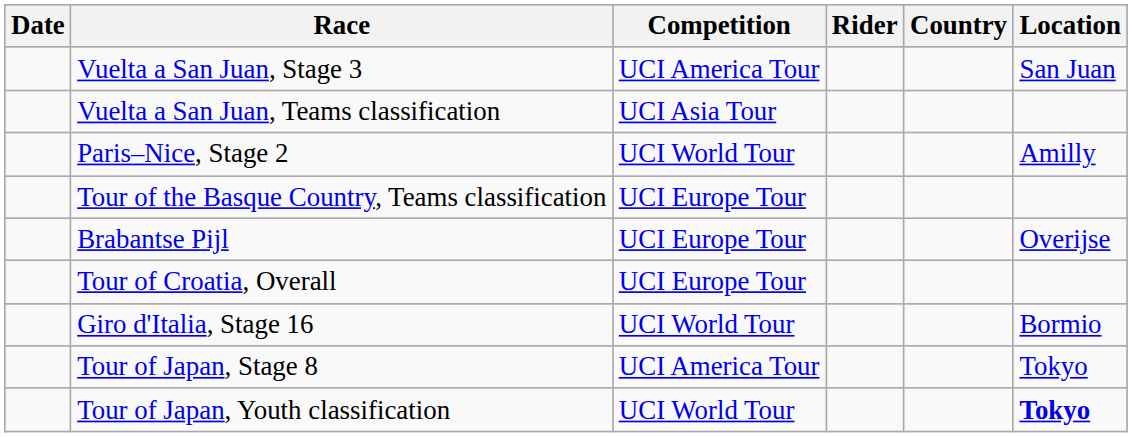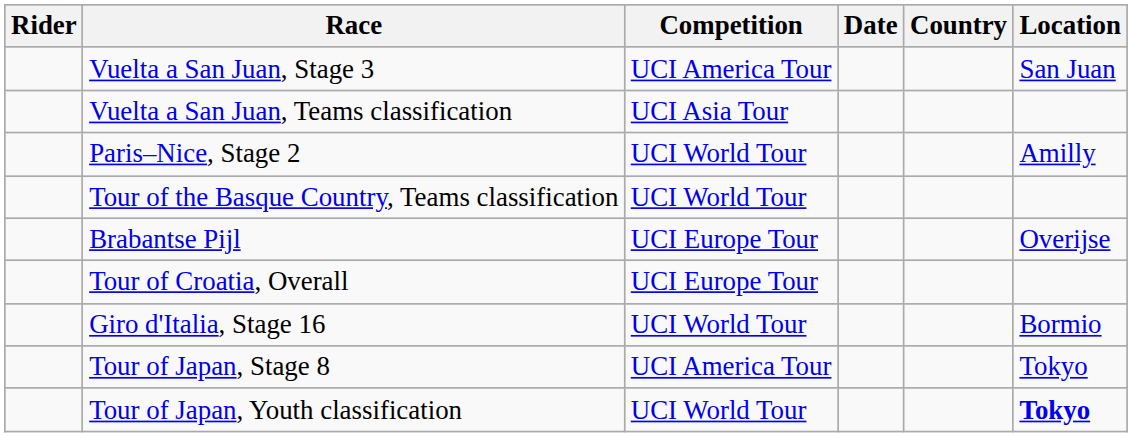columns swapped: (38, 25) <-> (865, 25)
(712, 196) UCI Europe Tour -> (719, 196) UCI World Tour
